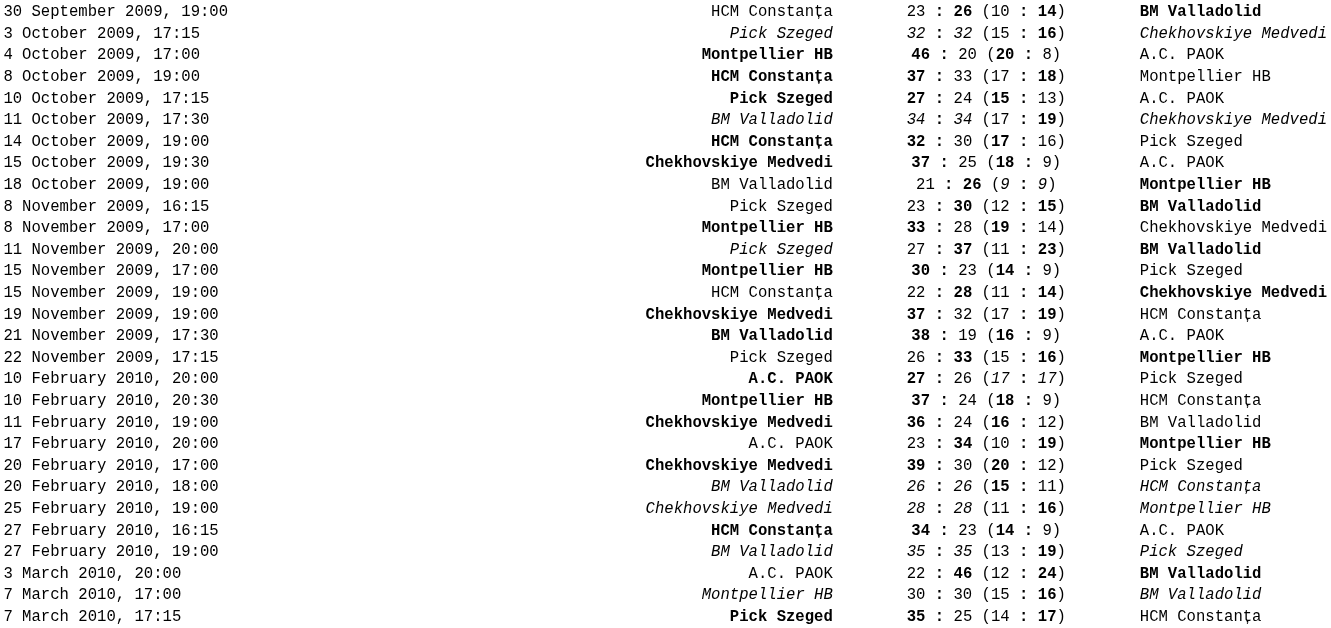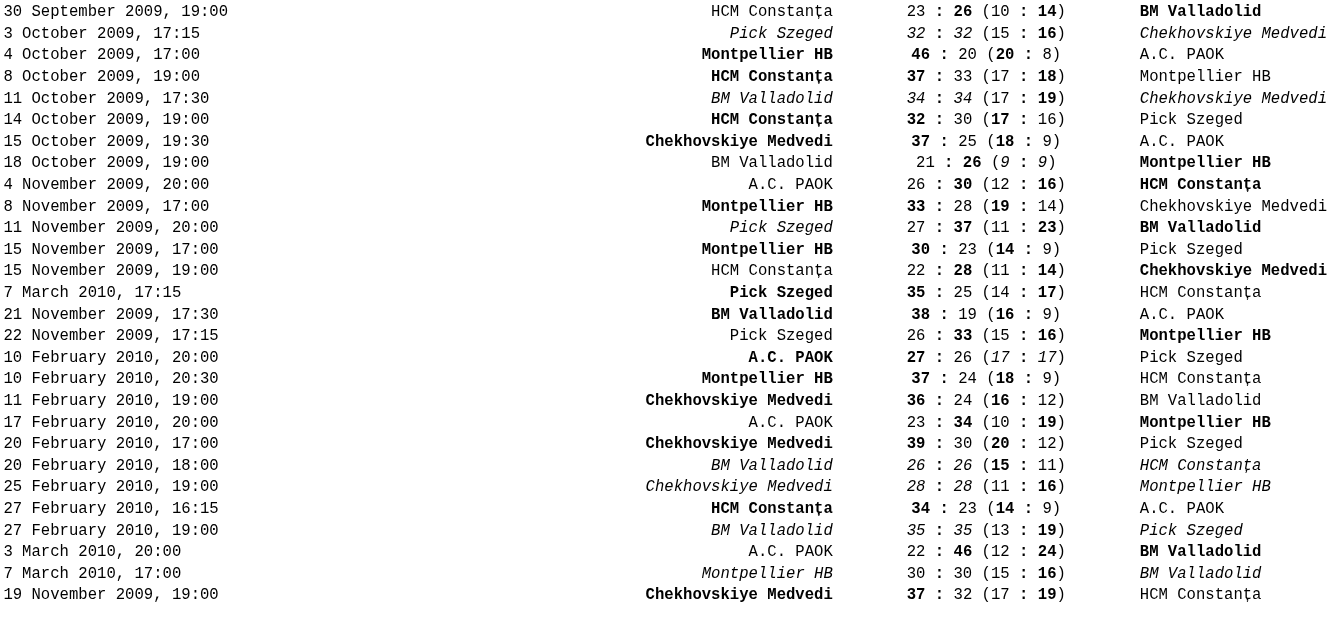- row: (106, 98)
+ row: (106, 185)
- row: (106, 206)
rows swapped: (111, 314) <-> (92, 617)
